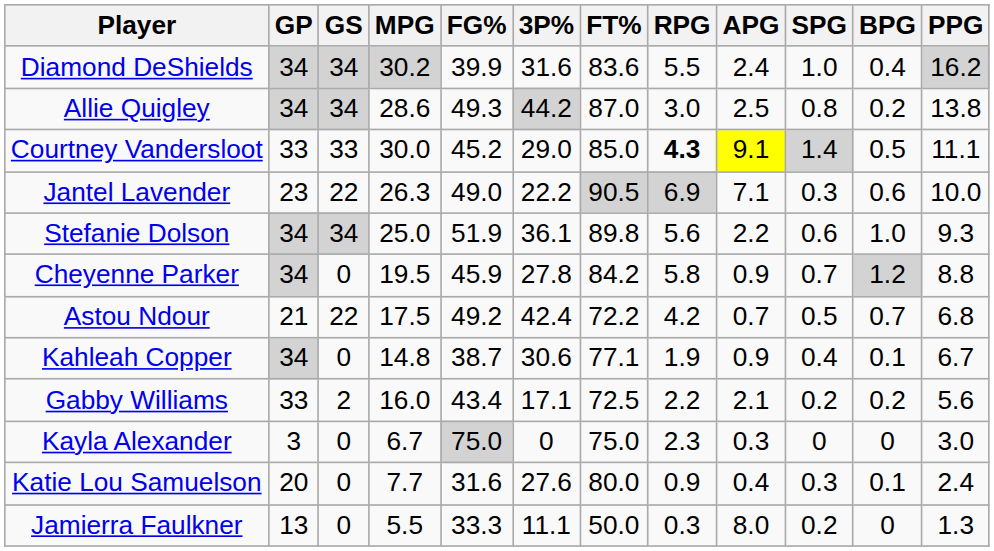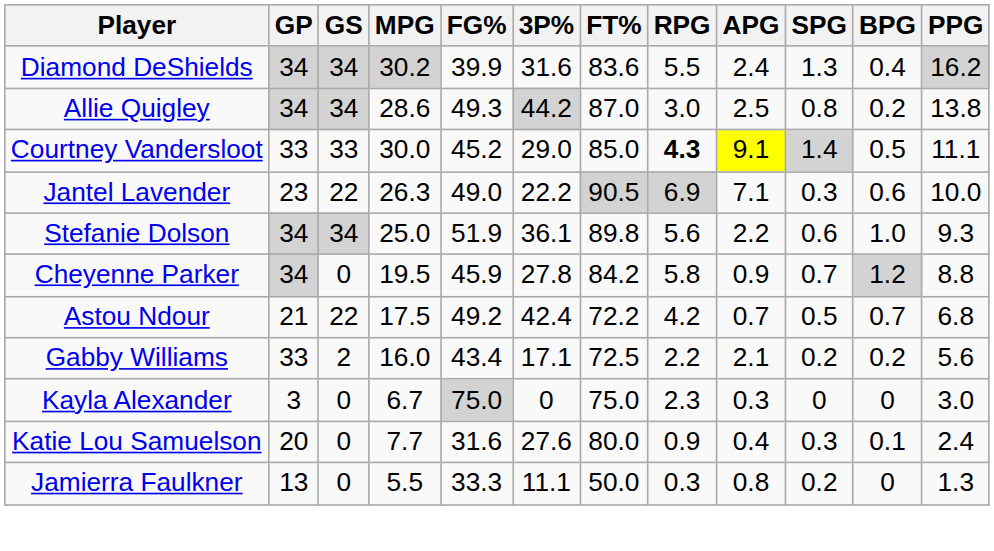(819, 66) 1.0 -> (819, 66) 1.3
- row: (137, 358)
(751, 524) 8.0 -> (751, 483) 0.8
